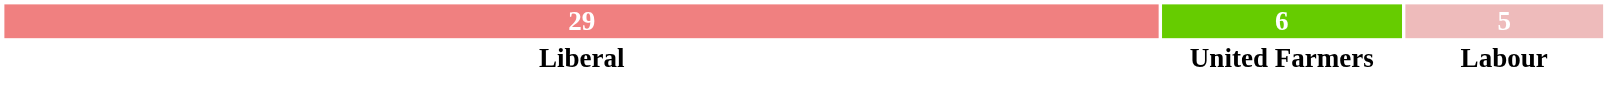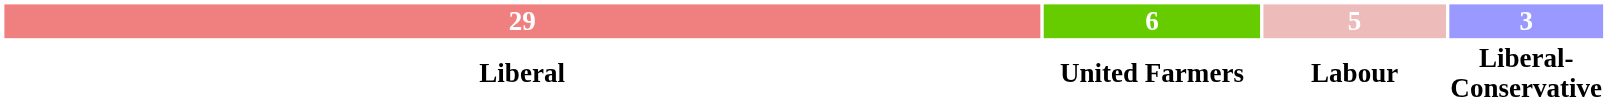+ column: (1526, 20)
